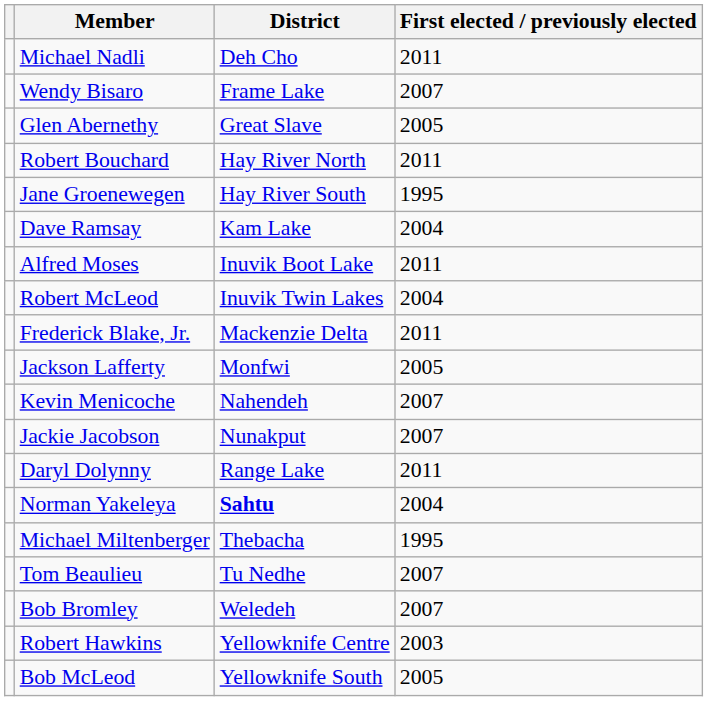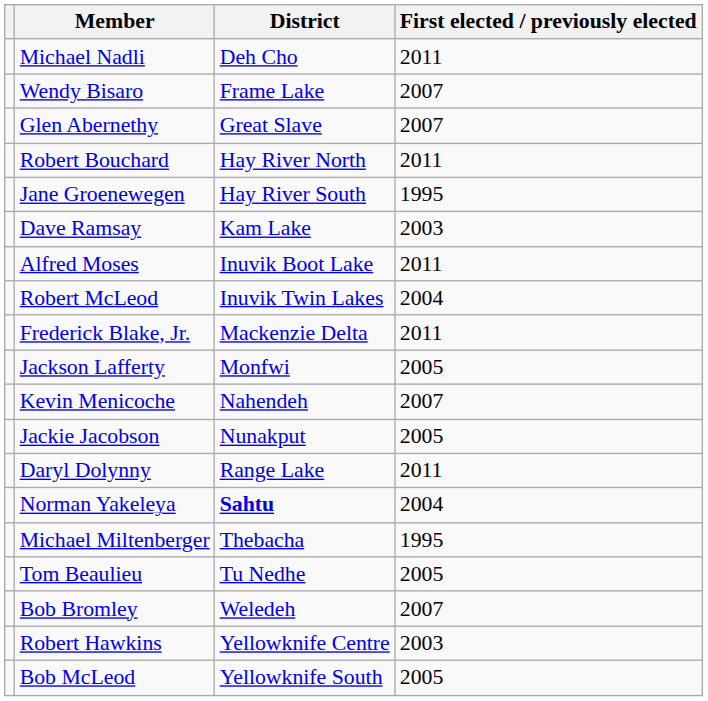(422, 125) 2005 -> (422, 125) 2007
(422, 228) 2004 -> (422, 228) 2003
(422, 435) 2007 -> (422, 435) 2005
(422, 573) 2007 -> (422, 573) 2005
